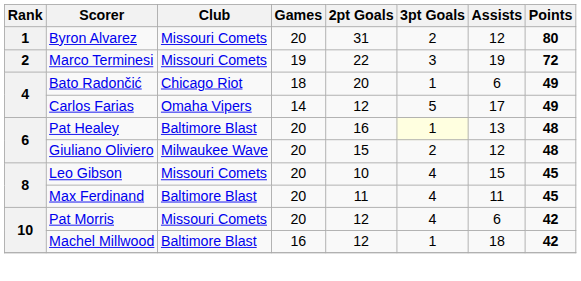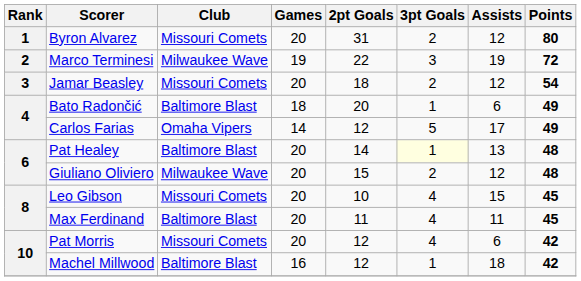(214, 60) Missouri Comets -> (214, 60) Milwaukee Wave
+ row: (96, 83)
(202, 83) Chicago Riot -> (209, 106) Baltimore Blast
(361, 128) 16 -> (361, 151) 14
